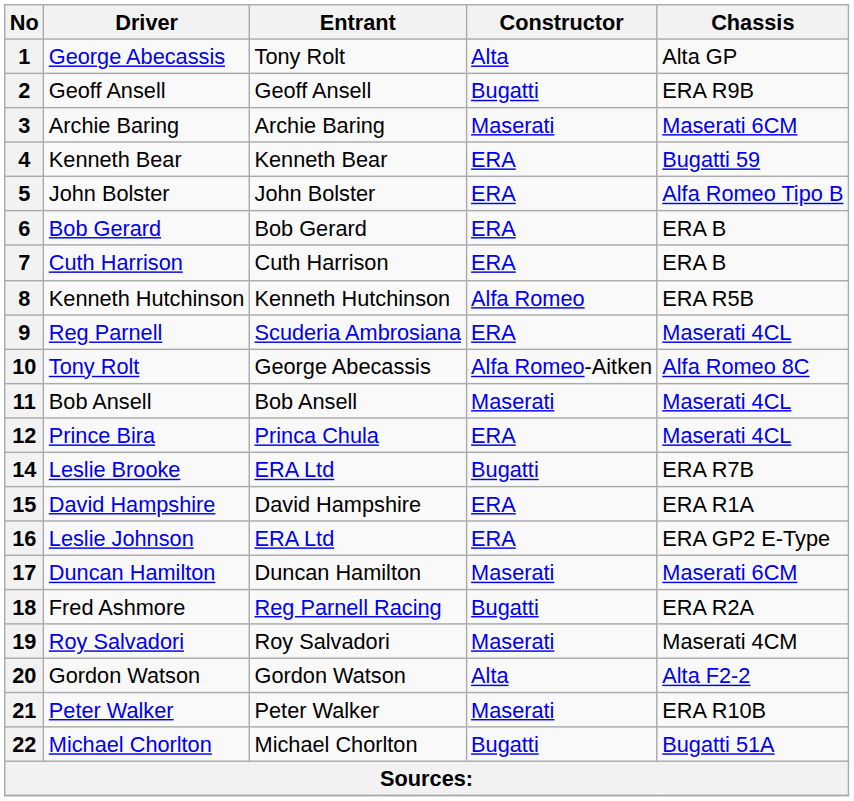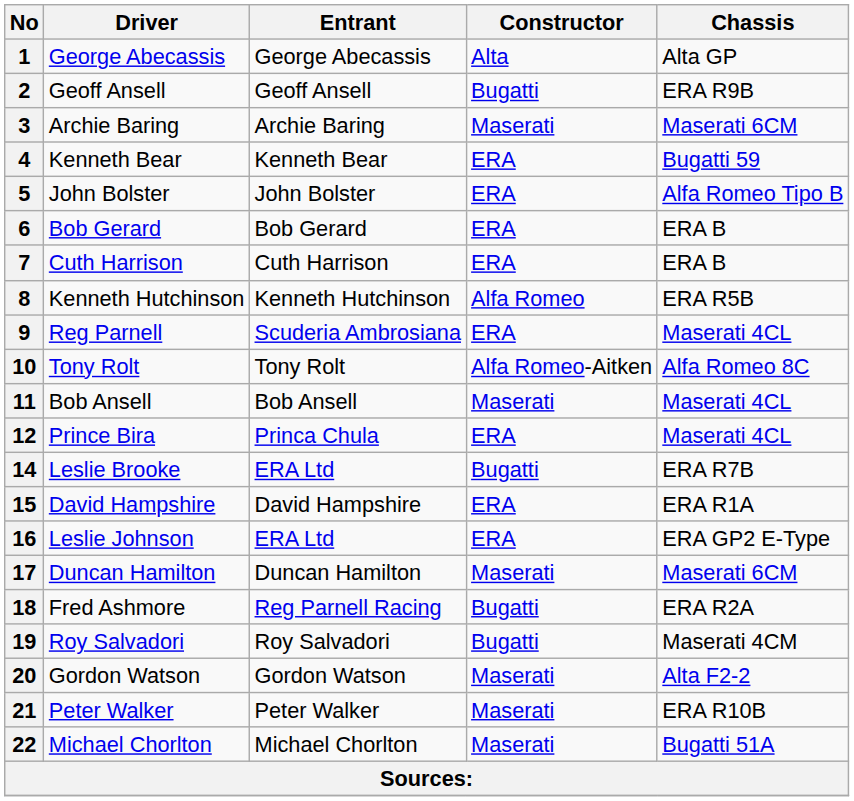(300, 57) Tony Rolt -> (343, 57) George Abecassis
(343, 366) George Abecassis -> (300, 366) Tony Rolt
(513, 641) Maserati -> (505, 641) Bugatti
(490, 676) Alta -> (513, 676) Maserati
(505, 745) Bugatti -> (513, 745) Maserati
